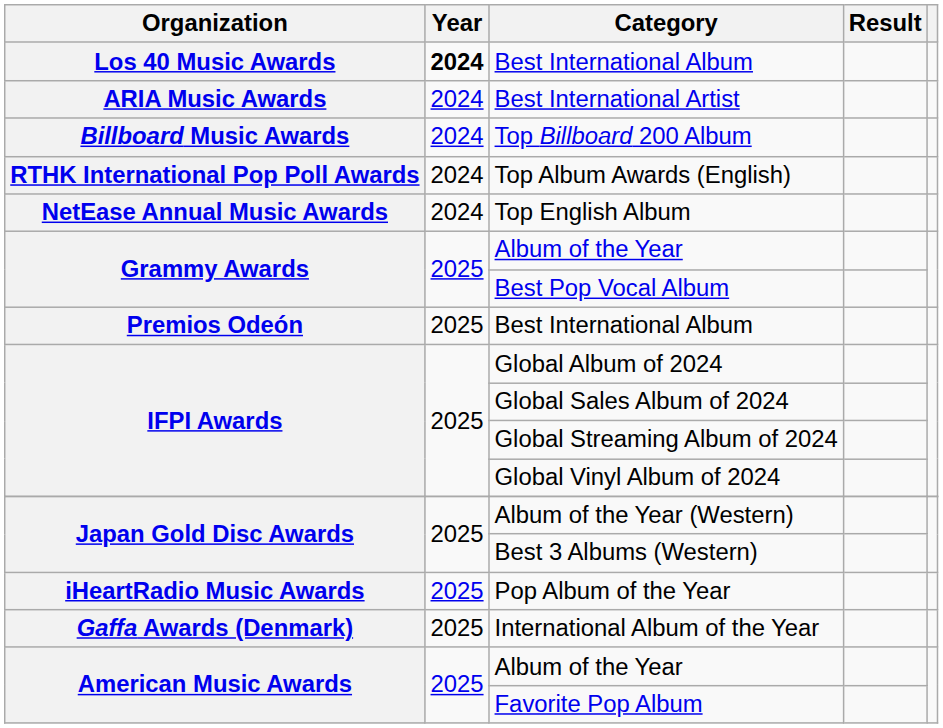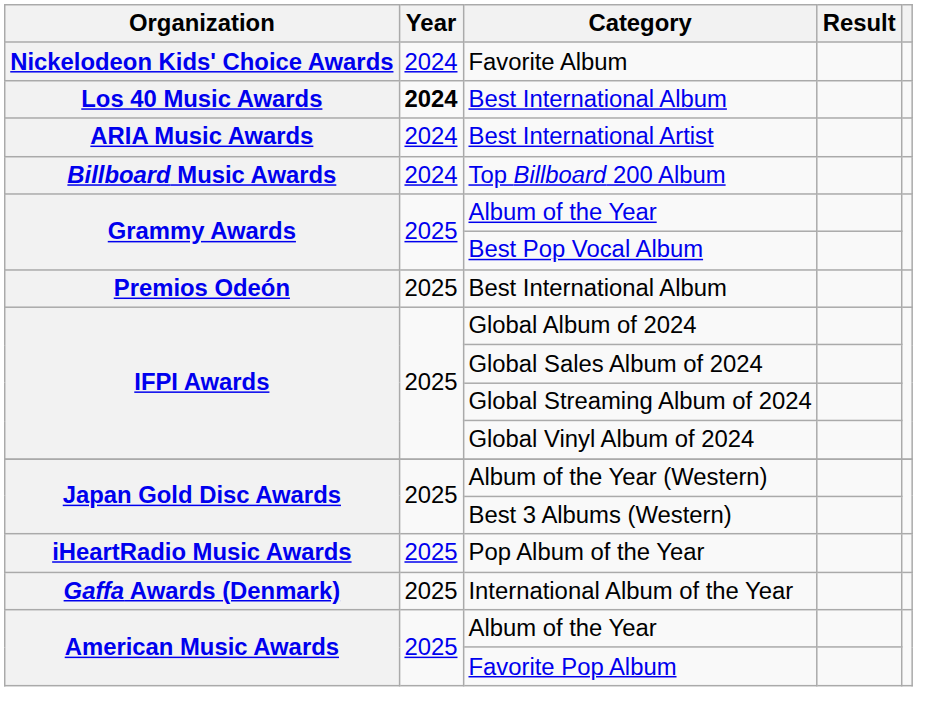+ row: (202, 61)
- row: (215, 174)
- row: (215, 212)
